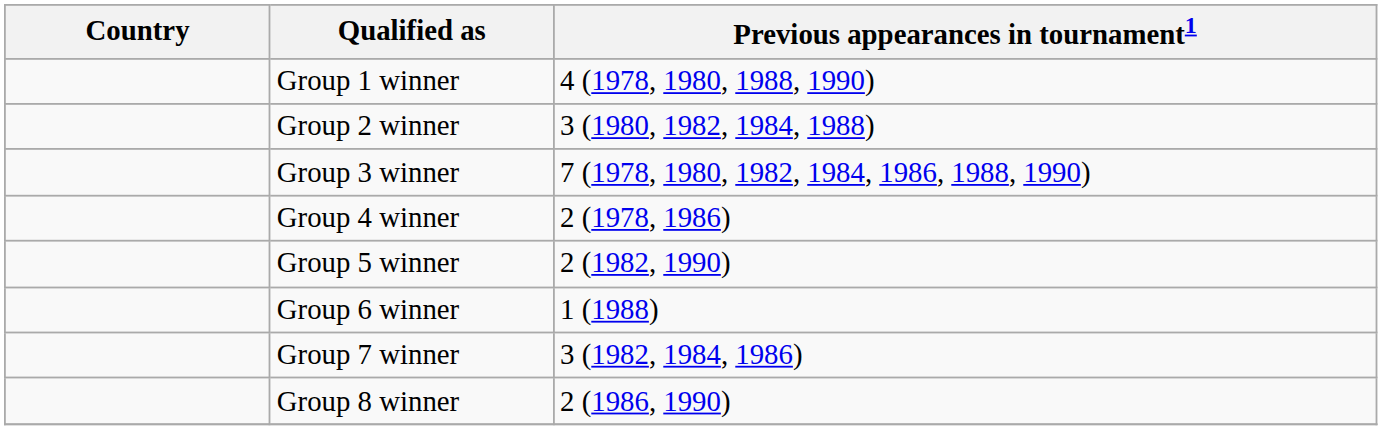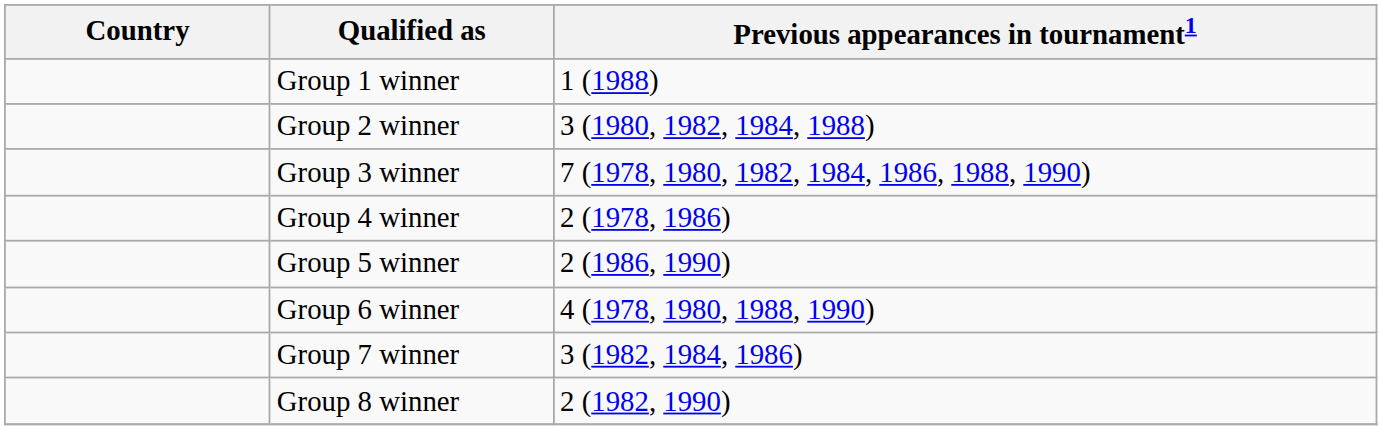(717, 80) 4 (1978, 1980, 1988, 1990) -> (609, 80) 1 (1988)
(645, 263) 2 (1982, 1990) -> (645, 263) 2 (1986, 1990)
(609, 309) 1 (1988) -> (717, 309) 4 (1978, 1980, 1988, 1990)
(645, 400) 2 (1986, 1990) -> (645, 400) 2 (1982, 1990)
